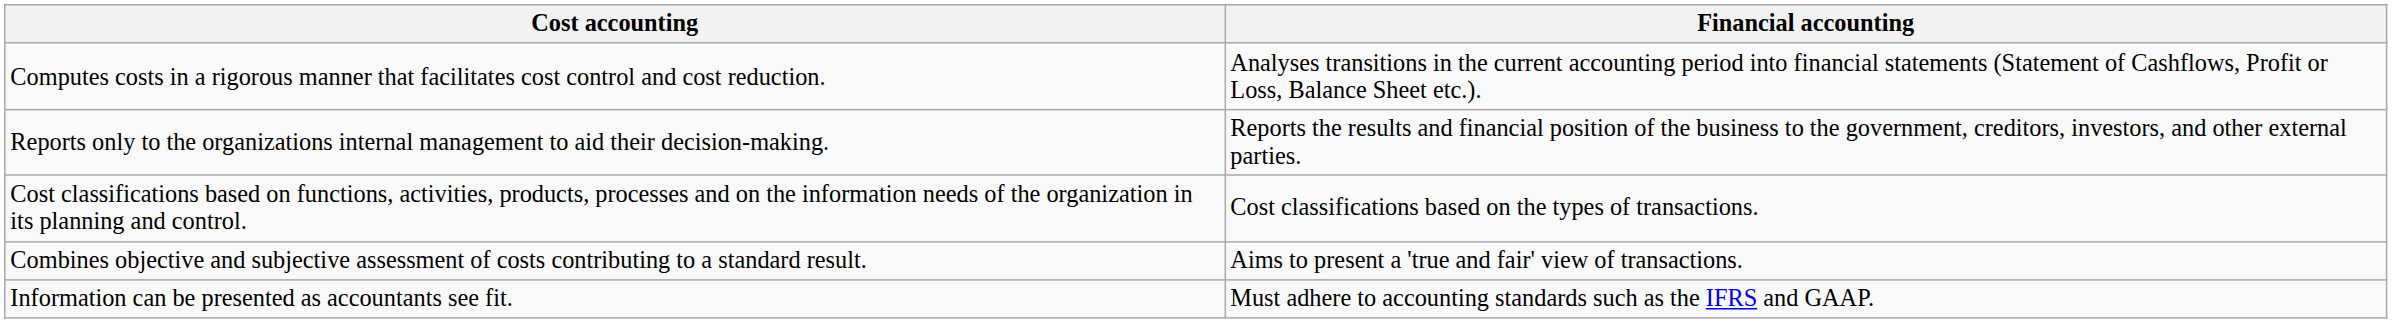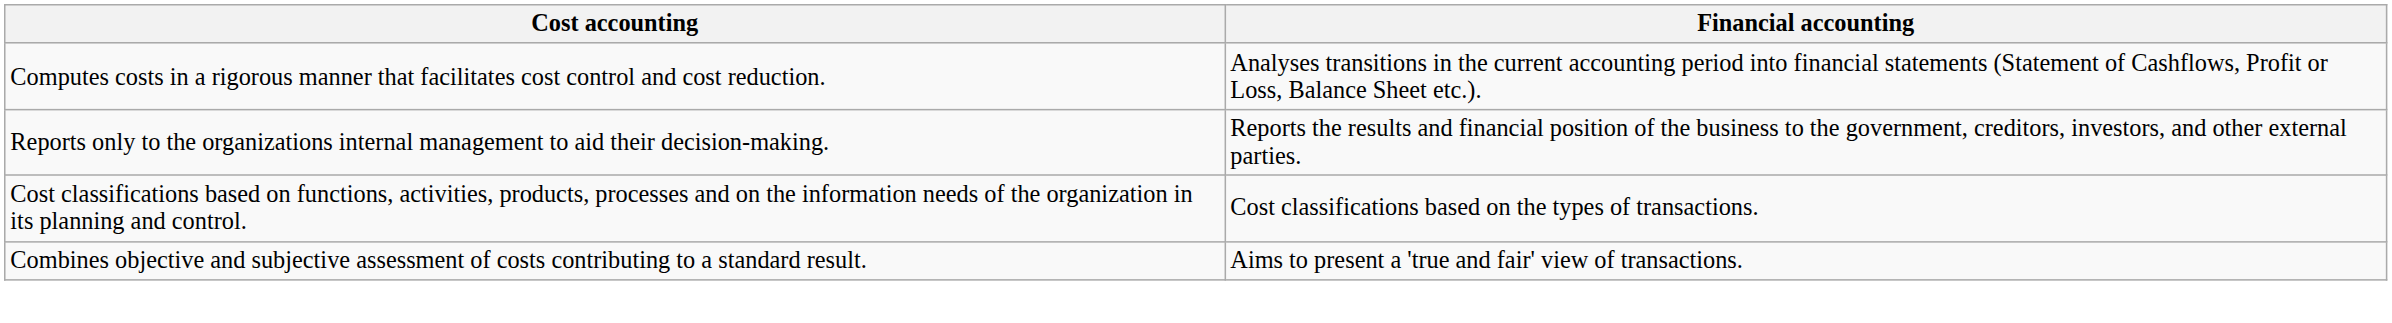- row: (262, 298)
